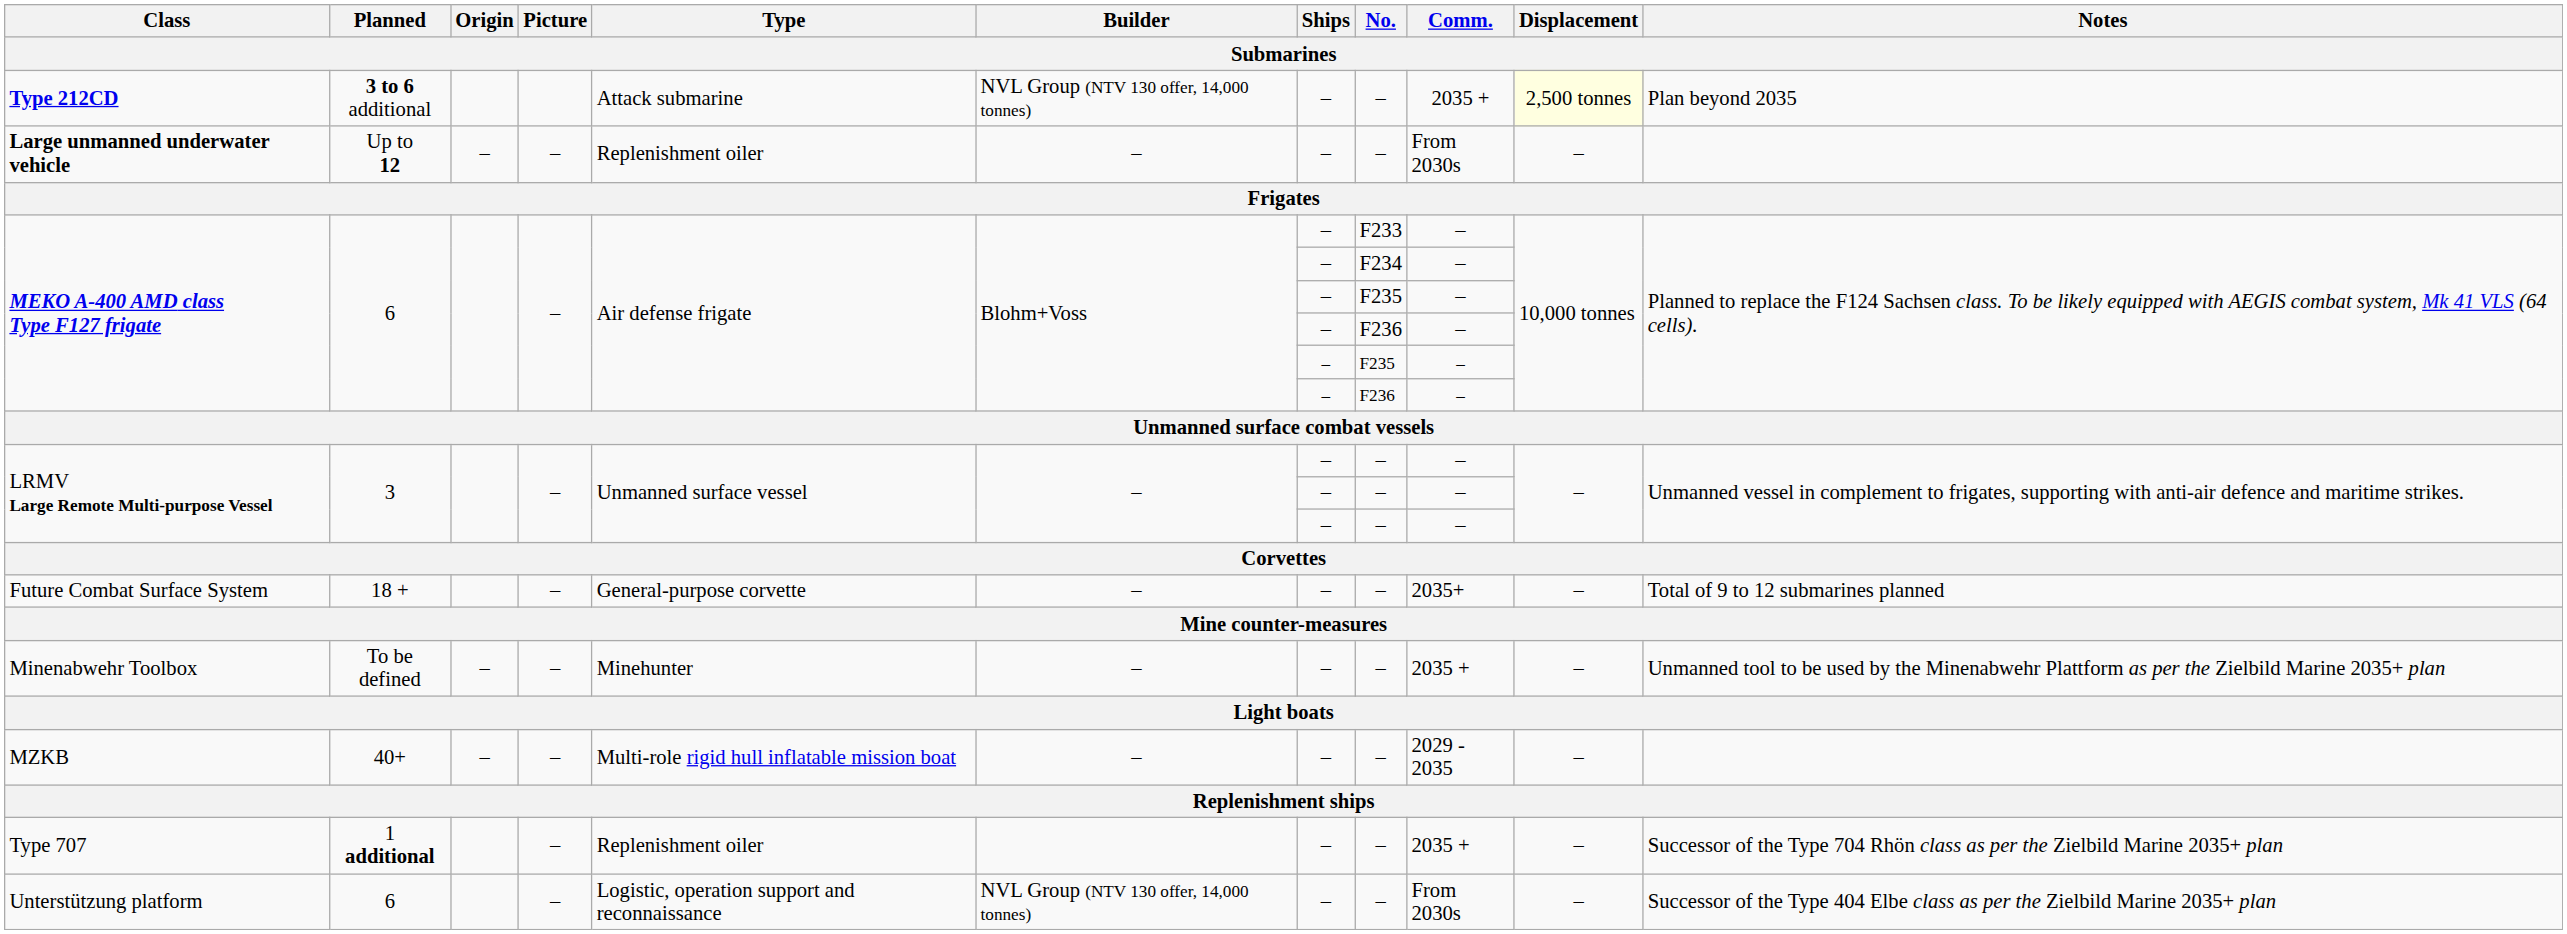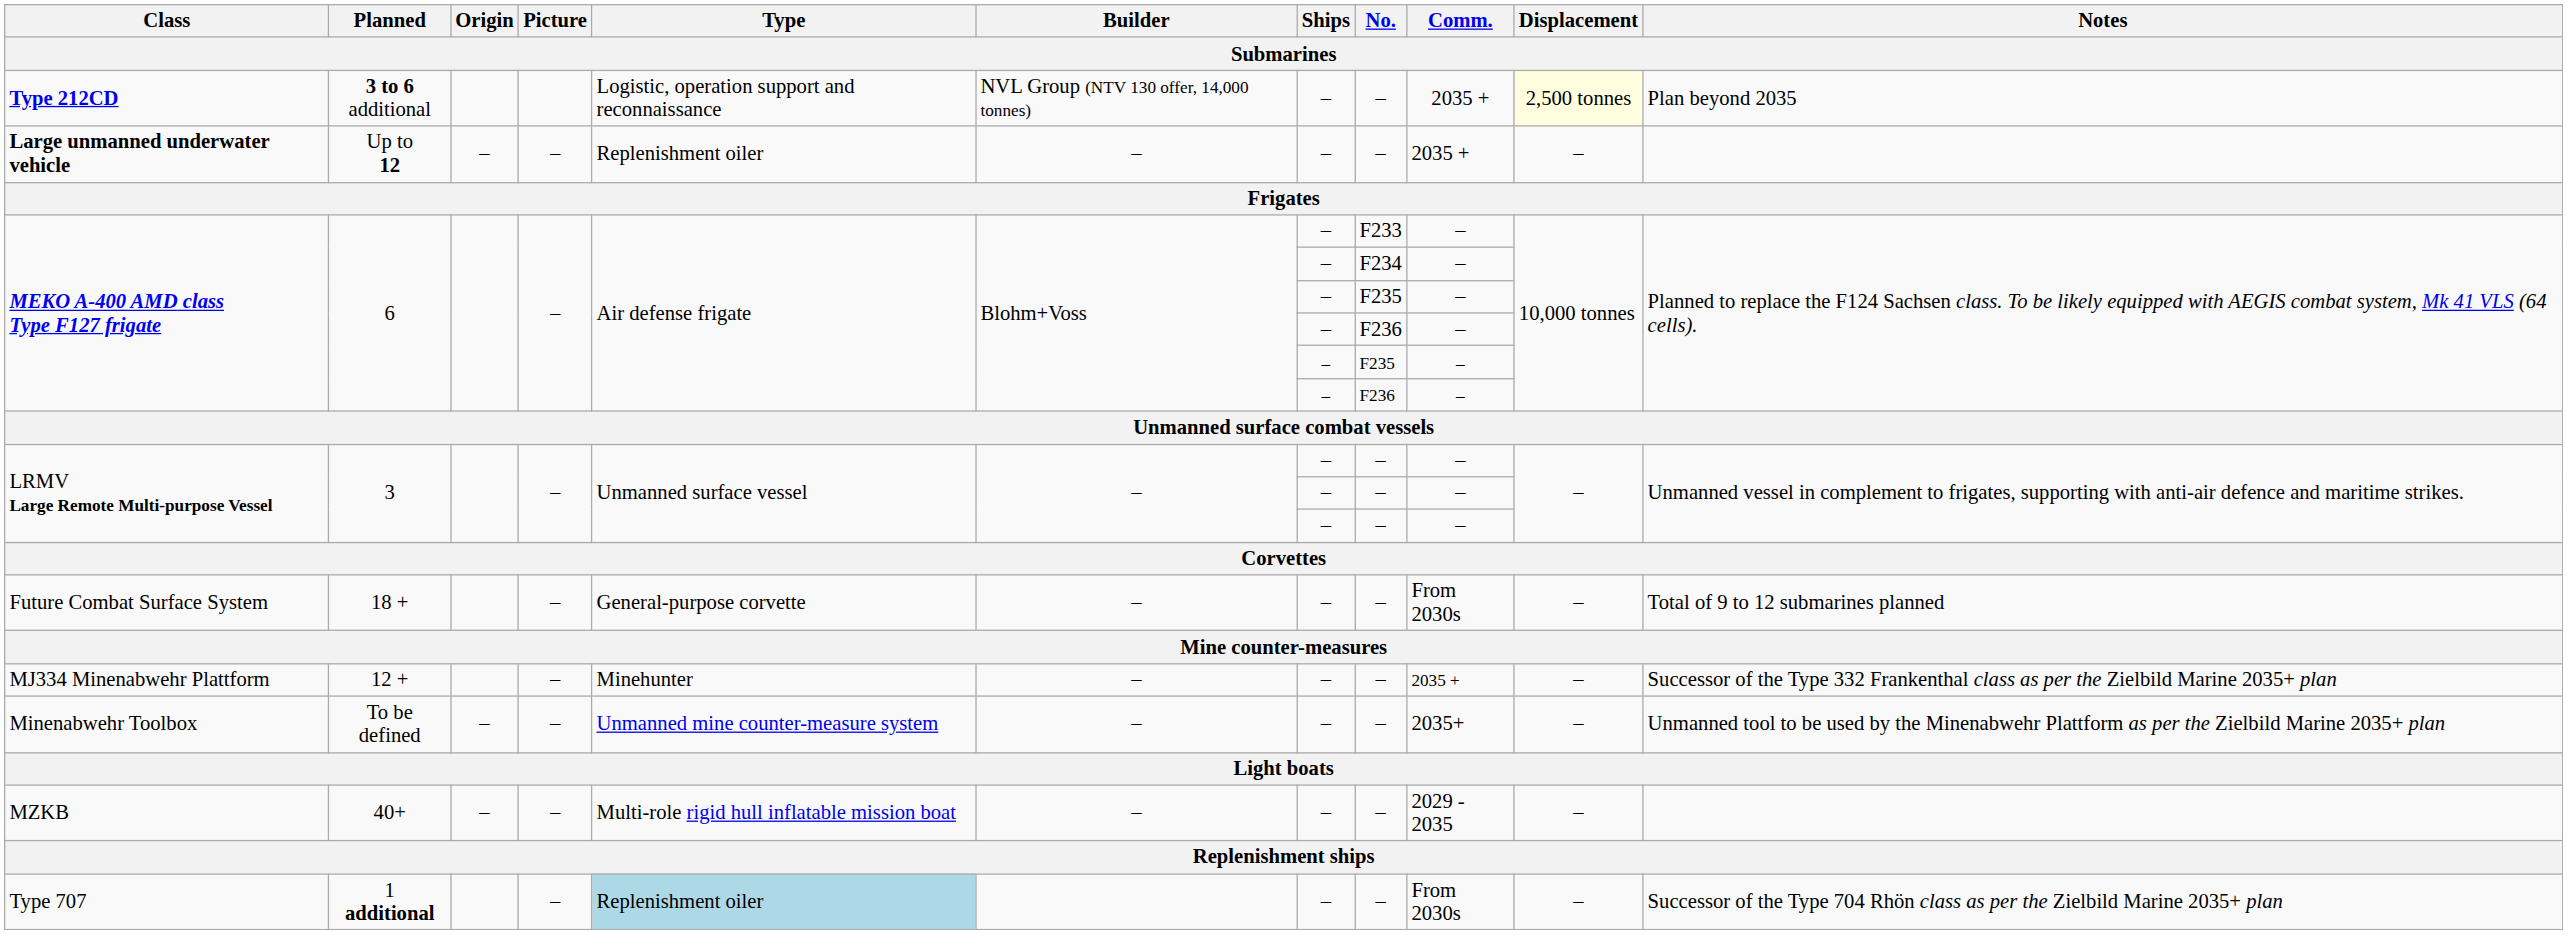(670, 97) Attack submarine -> (726, 97) Logistic, operation support and reconnaissance
(1436, 153) From 2030s -> (1440, 153) 2035 +
(1438, 591) 2035+ -> (1436, 602) From 2030s
+ row: (140, 679)
(645, 668) Minehunter -> (767, 724) Unmanned mine counter-measure system
(1441, 668) 2035 + -> (1438, 724) 2035+
(680, 845) no background -> (680, 901) lightblue background
(1441, 845) 2035 + -> (1436, 901) From 2030s
- row: (106, 901)
